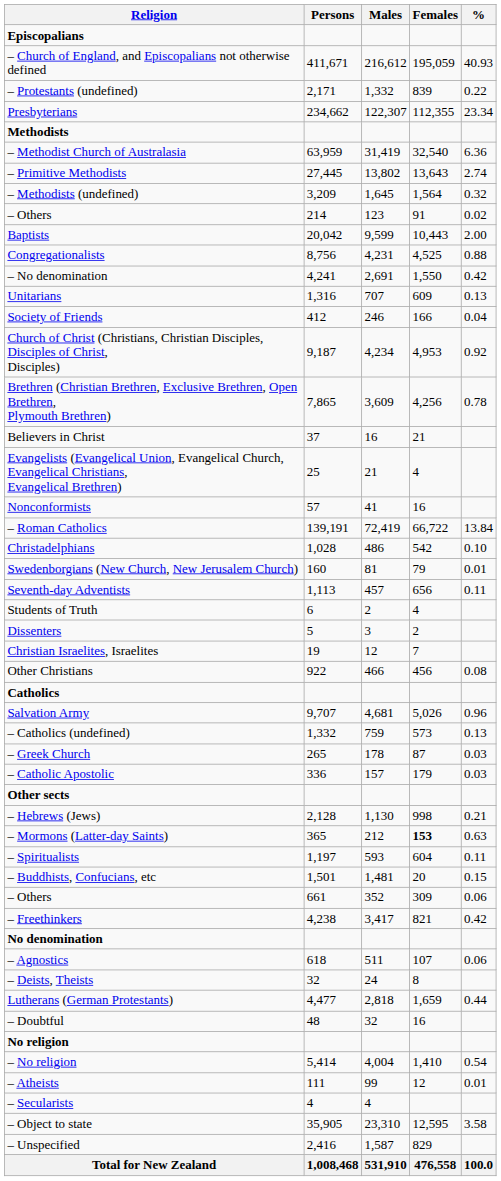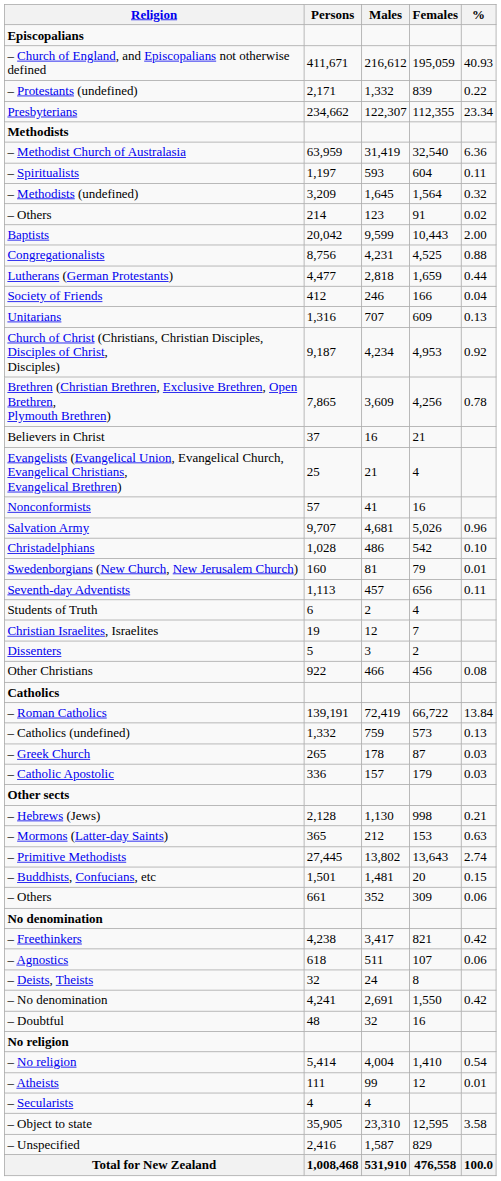rows swapped: (67, 173) <-> (43, 856)
rows swapped: (90, 1000) <-> (57, 276)
rows swapped: (34, 296) <-> (55, 317)
rows swapped: (48, 712) <-> (57, 527)
rows swapped: (34, 630) <-> (83, 651)
(422, 836) bold -> (422, 836) normal
rows swapped: (55, 938) <-> (45, 918)
